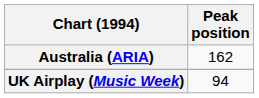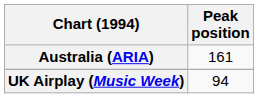(220, 57) 162 -> (220, 57) 161
